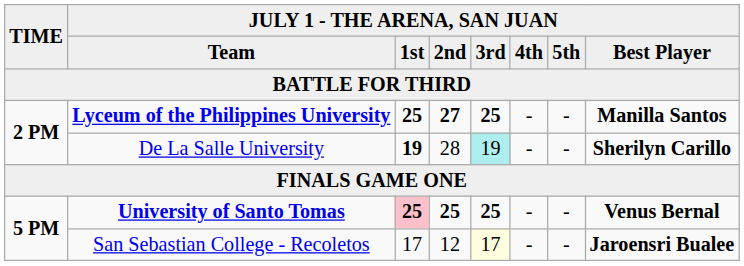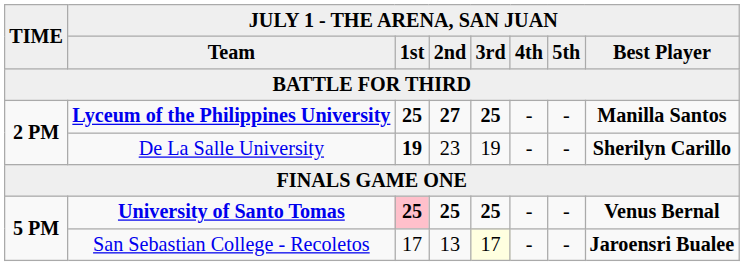(450, 148) 28 -> (450, 148) 23
(491, 148) paleturquoise background -> (491, 148) no background
(450, 244) 12 -> (450, 244) 13
